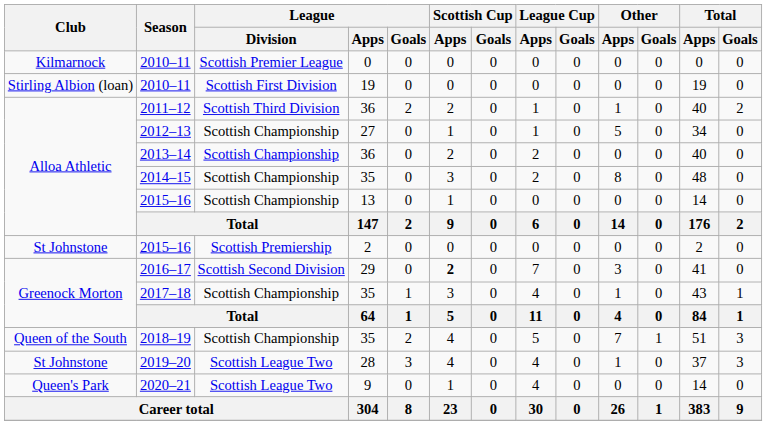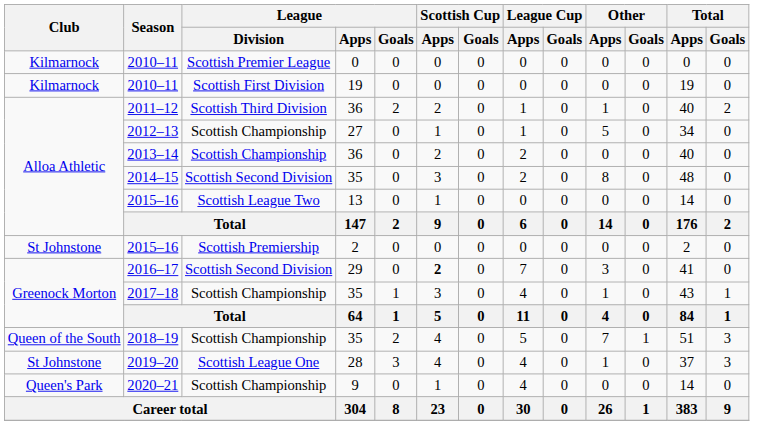(71, 85) Stirling Albion (loan) -> (64, 85) Kilmarnock
(271, 177) Scottish Championship -> (259, 177) Scottish Second Division
(271, 200) Scottish Championship -> (259, 200) Scottish League Two
(271, 362) Scottish League Two -> (259, 362) Scottish League One
(271, 385) Scottish League Two -> (259, 385) Scottish Championship
